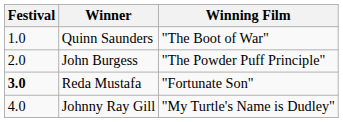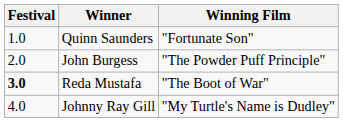(215, 38) "The Boot of War" -> (208, 38) "Fortunate Son"
(208, 83) "Fortunate Son" -> (215, 83) "The Boot of War"
